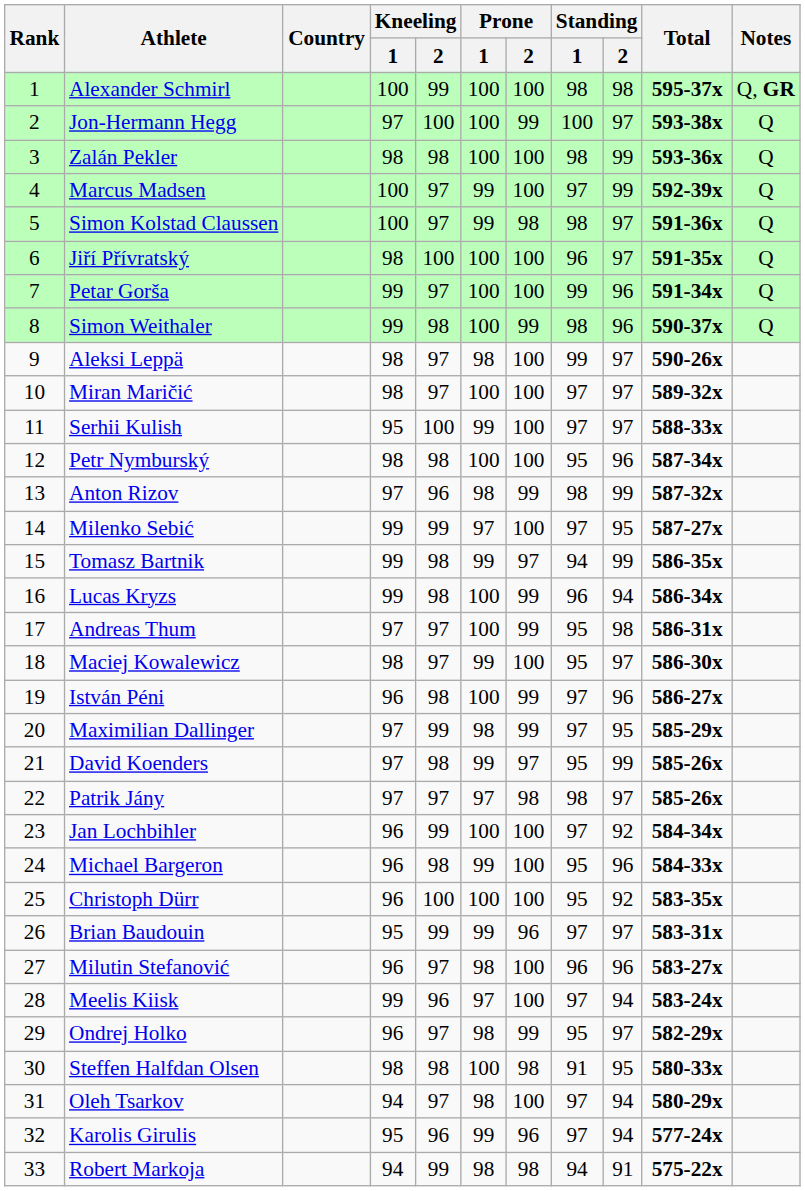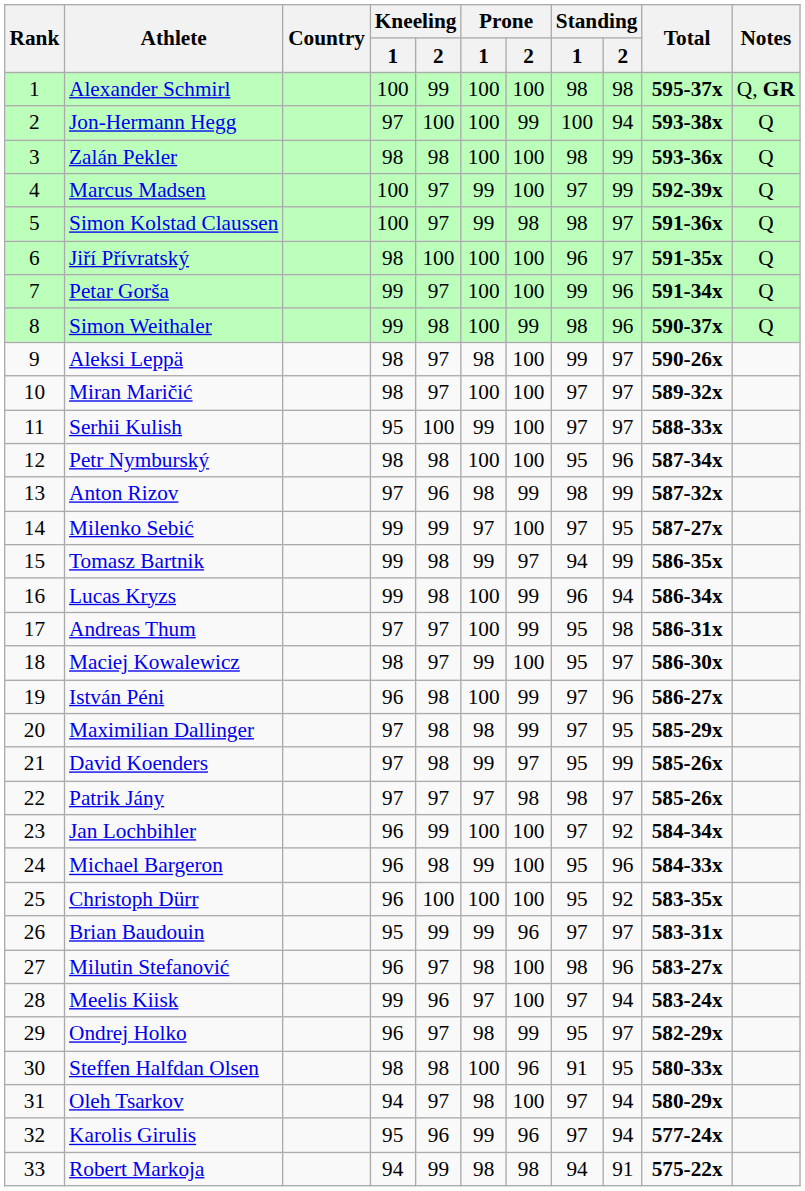(623, 122) 97 -> (623, 122) 94
(438, 730) 99 -> (438, 730) 98
(577, 966) 96 -> (577, 966) 98
(528, 1067) 98 -> (528, 1067) 96
